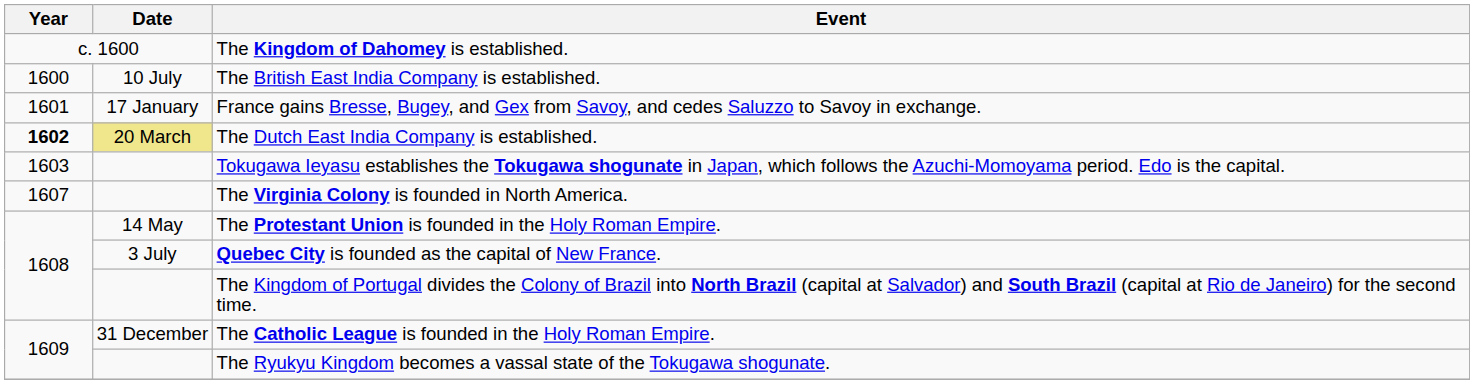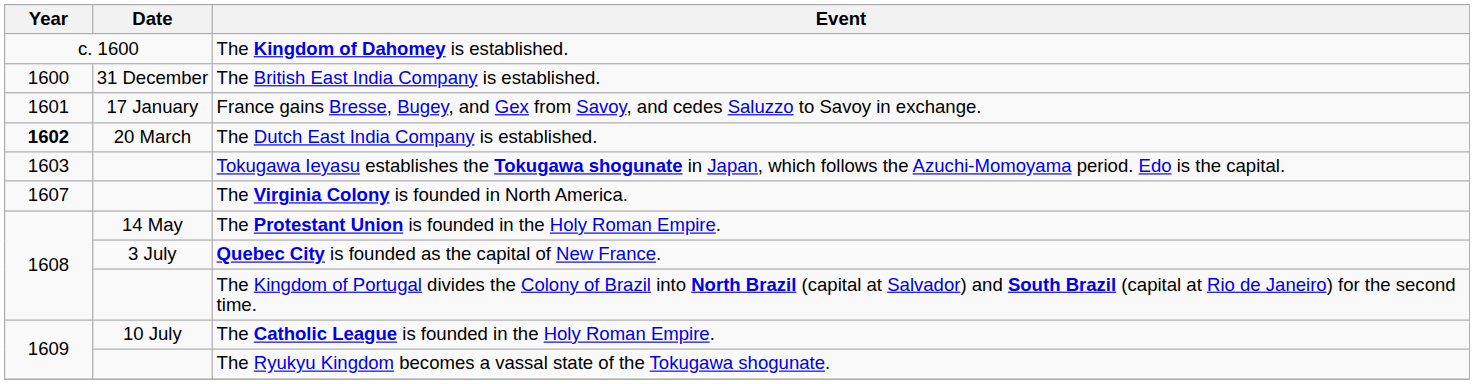(152, 78) 10 July -> (152, 78) 31 December
(152, 136) khaki background -> (152, 136) no background
(152, 334) 31 December -> (152, 334) 10 July
